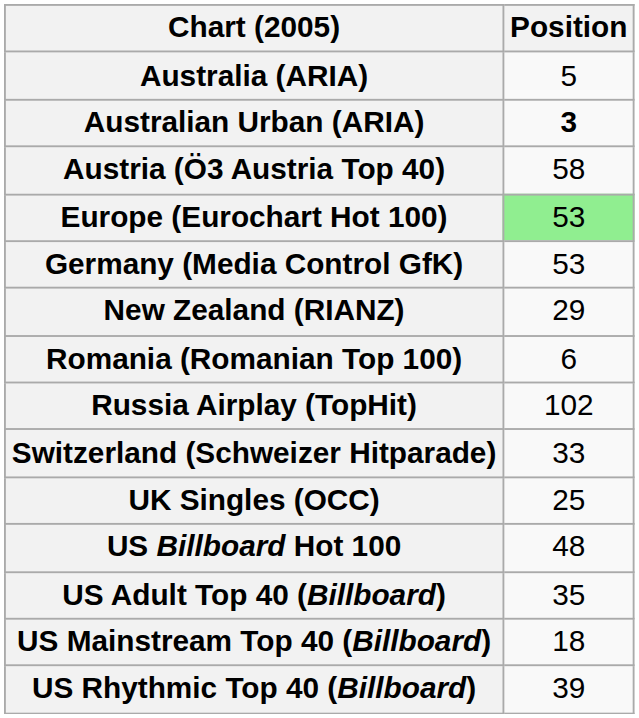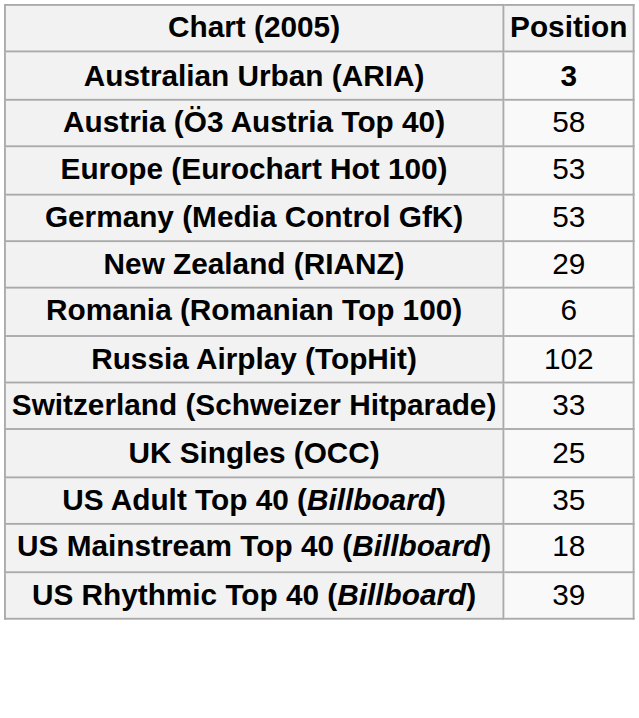- row: (254, 75)
(569, 216) lightgreen background -> (569, 169) no background
- row: (254, 547)
